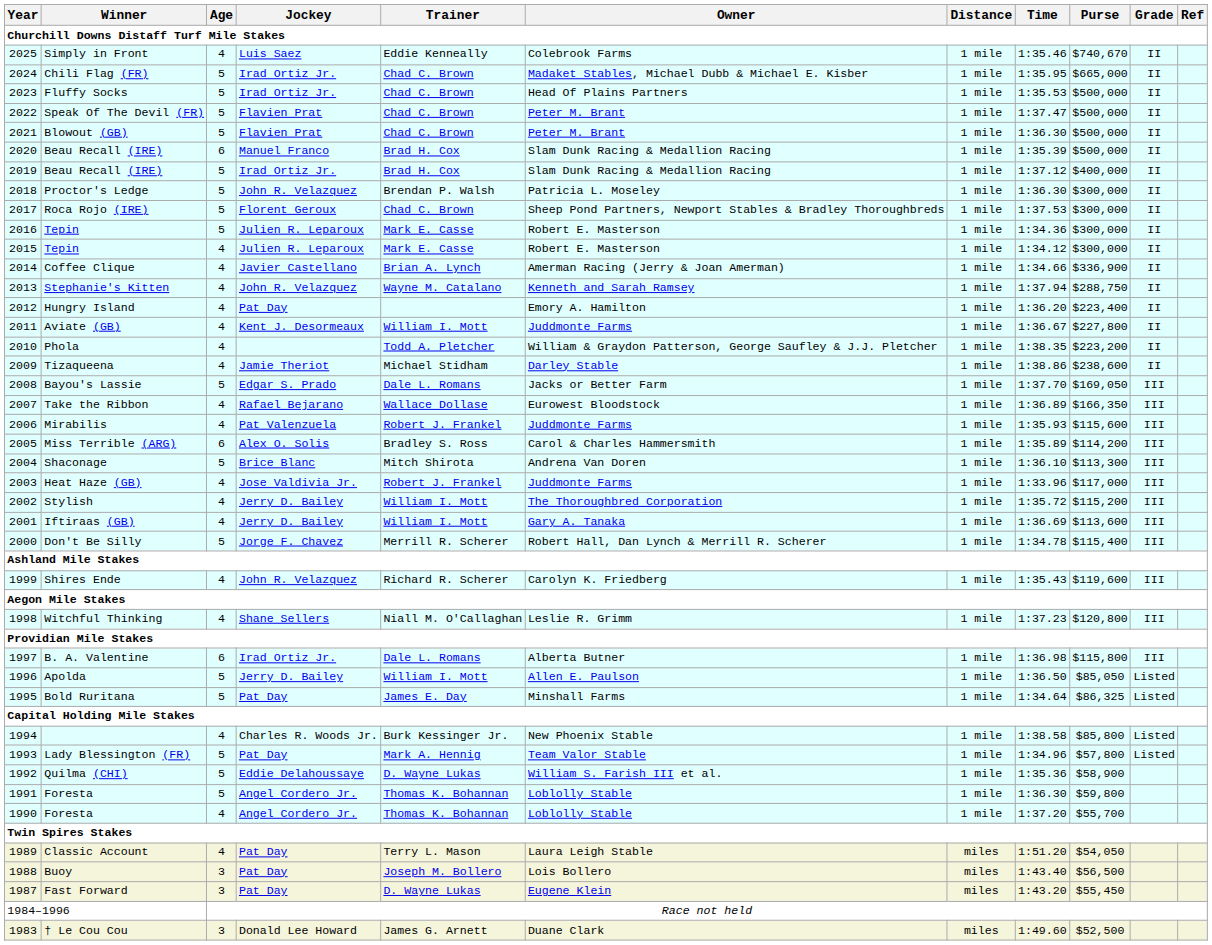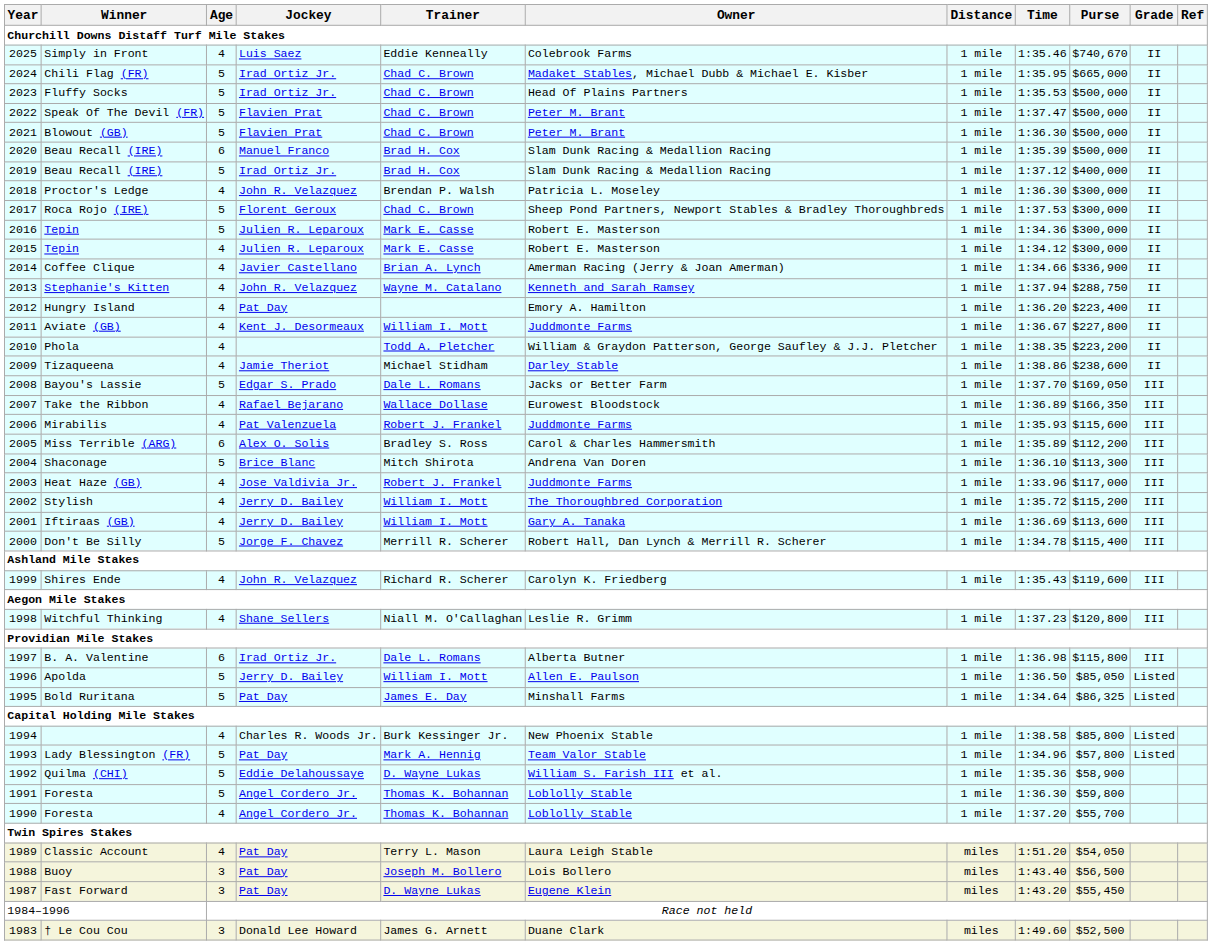(221, 191) 5 -> (221, 191) 4
(1100, 444) $114,200 -> (1100, 444) $112,200
